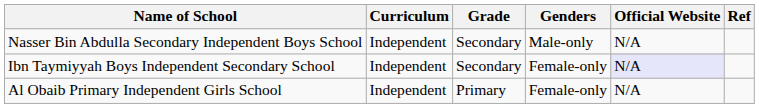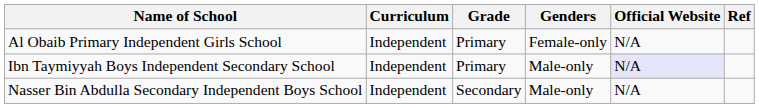rows swapped: (145, 90) <-> (185, 41)
(489, 66) Secondary -> (481, 66) Primary
(568, 66) Female-only -> (561, 66) Male-only
